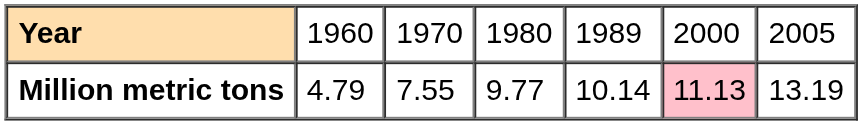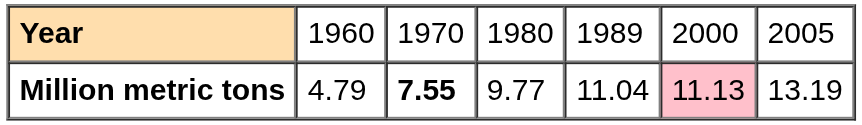(425, 90) normal -> (427, 90) bold
(613, 90) 10.14 -> (613, 90) 11.04
